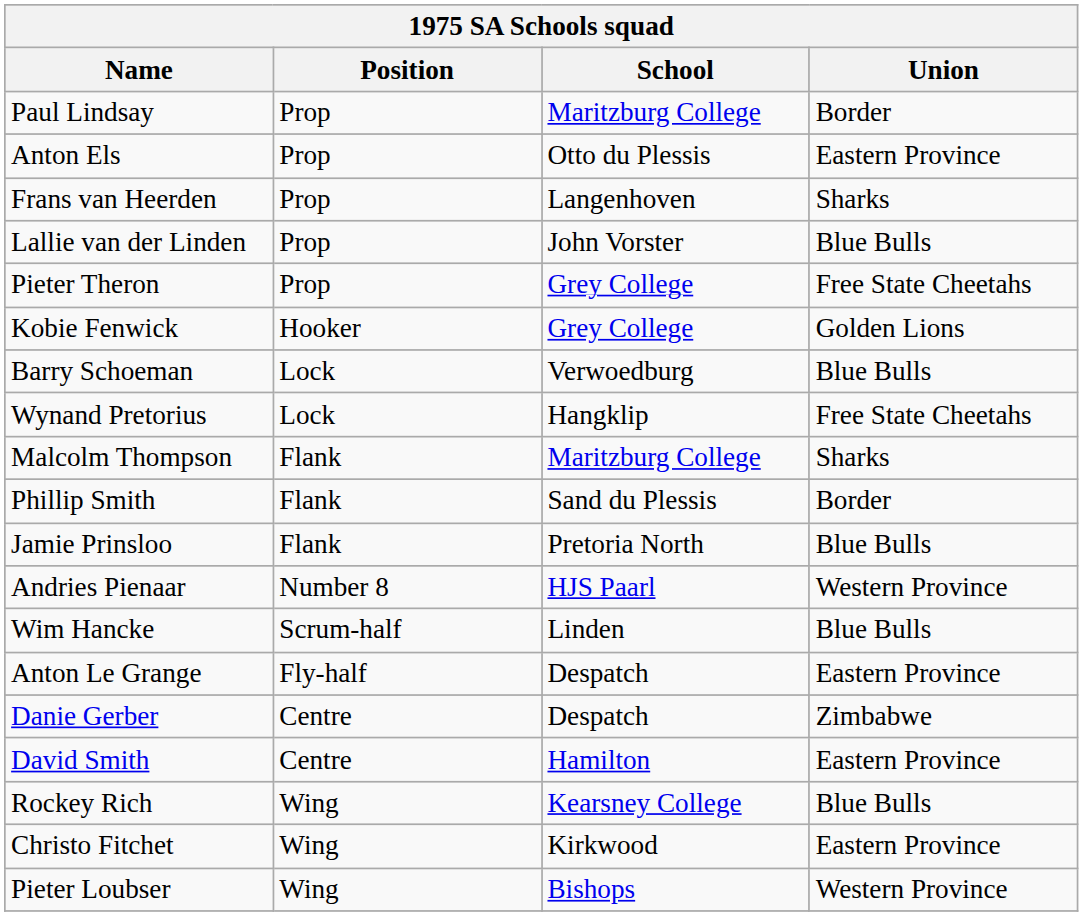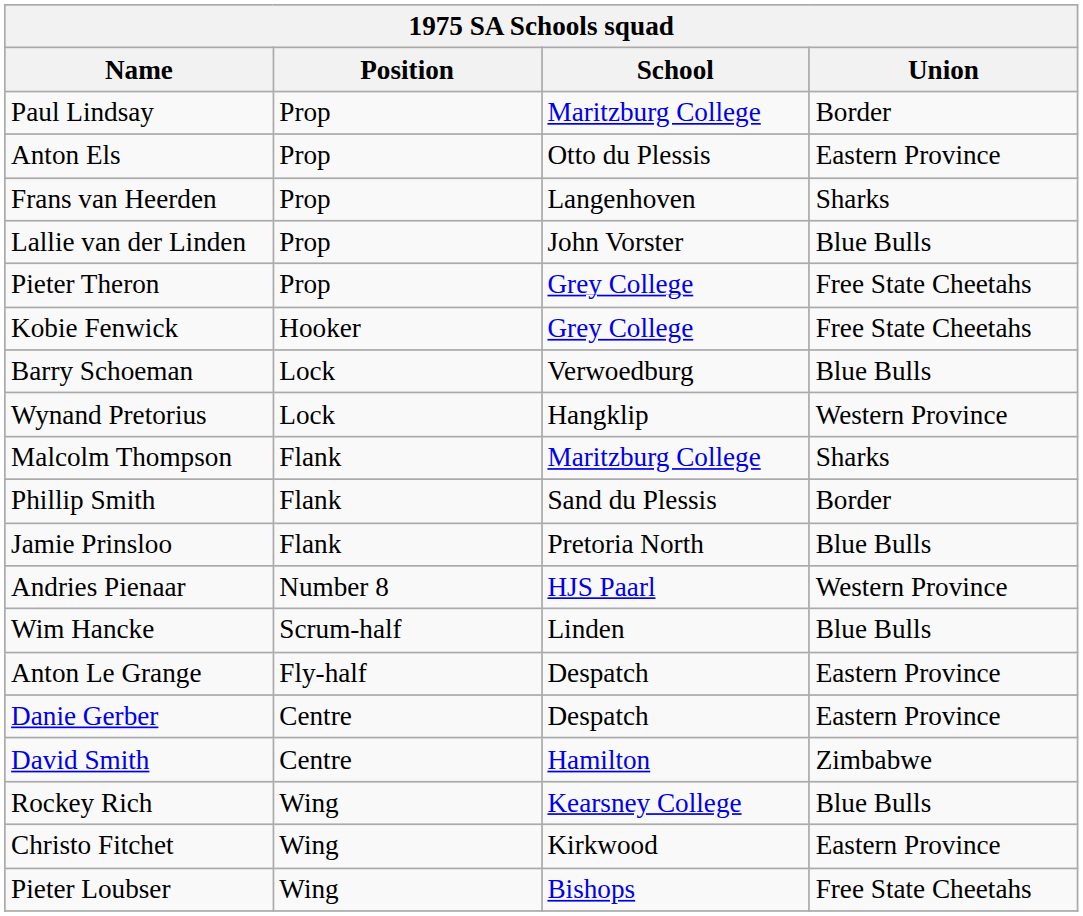(890, 328) Golden Lions -> (924, 328) Free State Cheetahs
(924, 414) Free State Cheetahs -> (912, 414) Western Province
(874, 716) Zimbabwe -> (908, 716) Eastern Province
(908, 759) Eastern Province -> (874, 759) Zimbabwe
(912, 888) Western Province -> (924, 888) Free State Cheetahs
